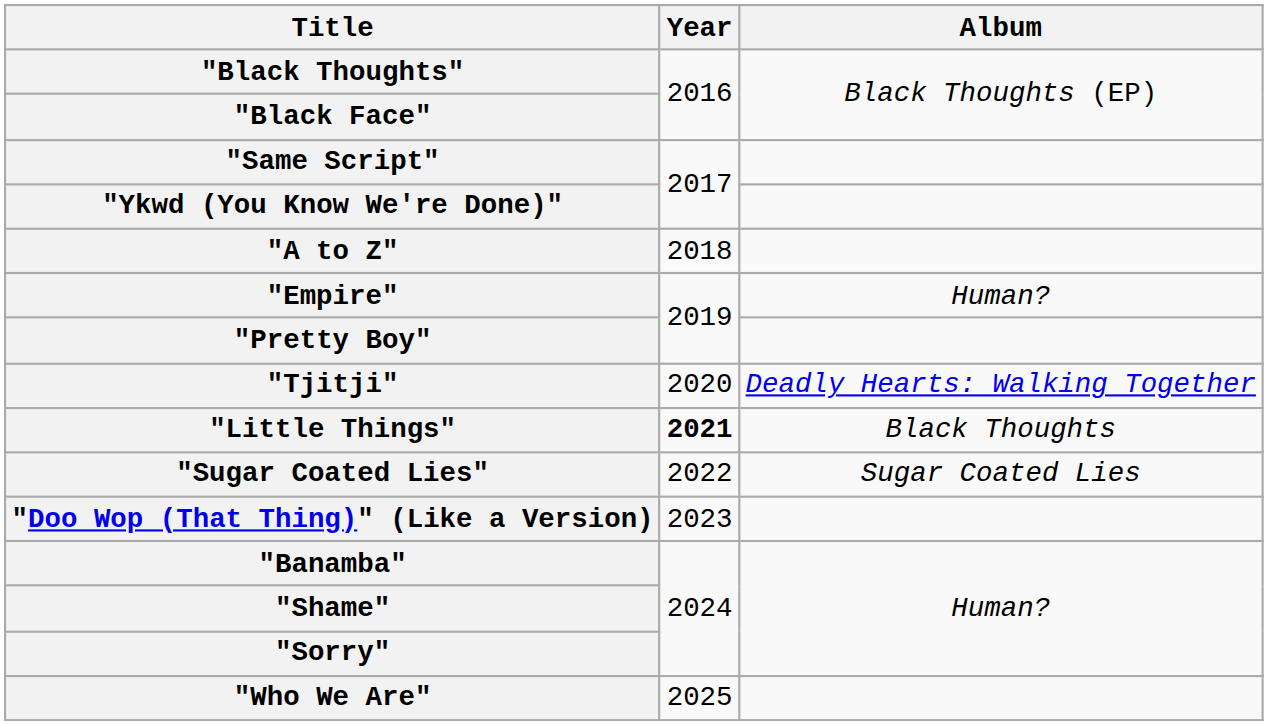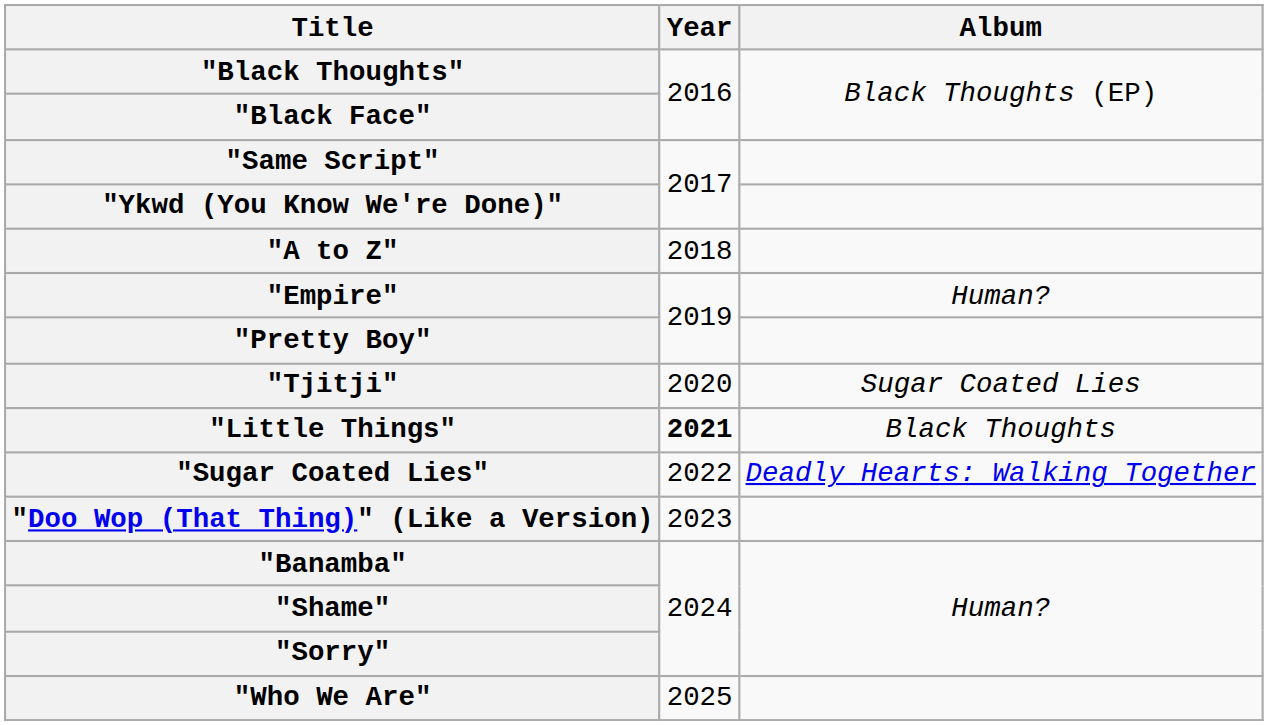(1001, 385) Deadly Hearts: Walking Together -> (1001, 385) Sugar Coated Lies
(1001, 474) Sugar Coated Lies -> (1001, 474) Deadly Hearts: Walking Together
